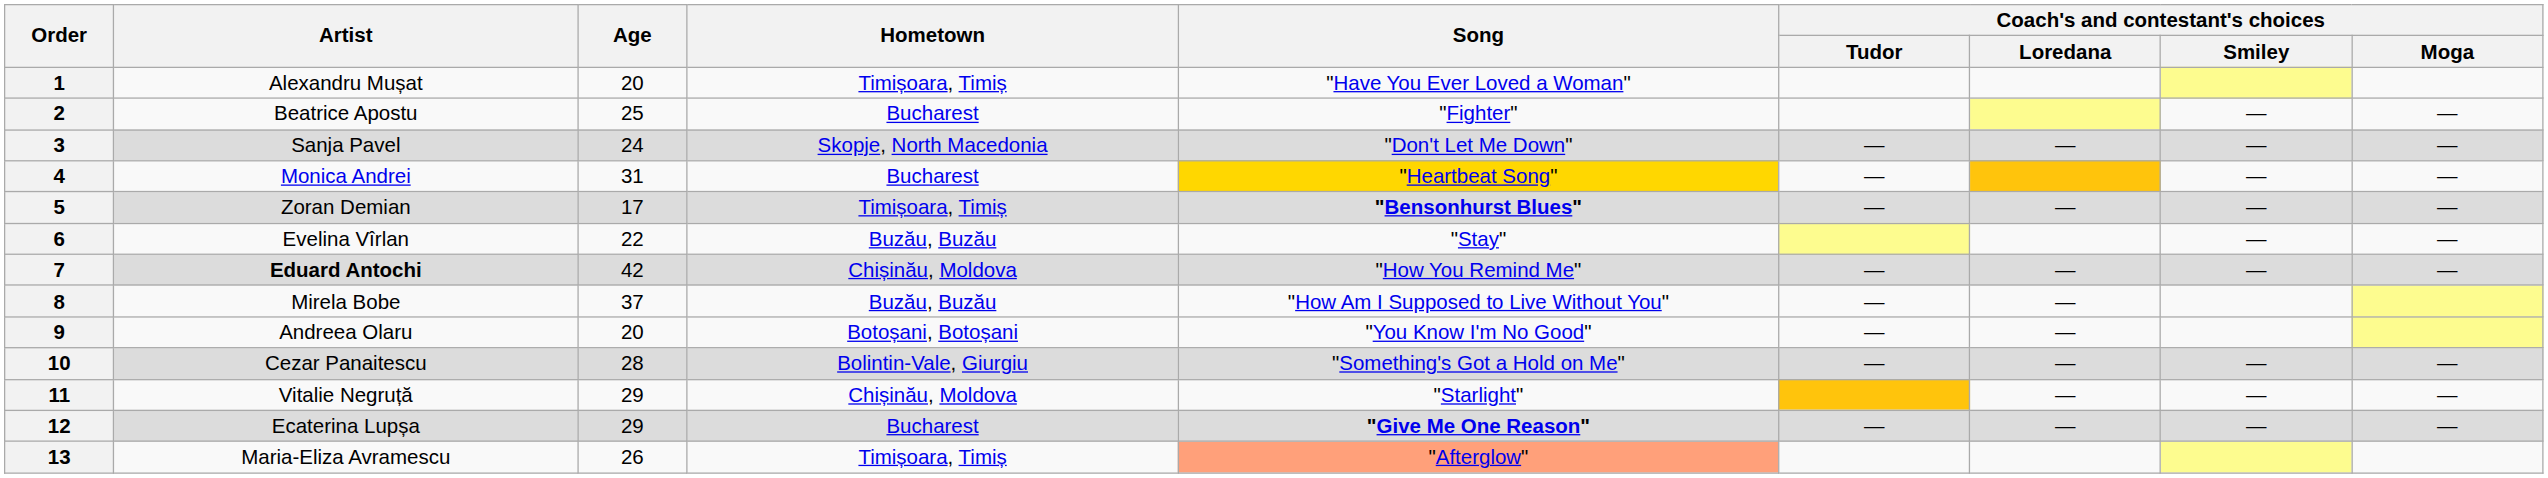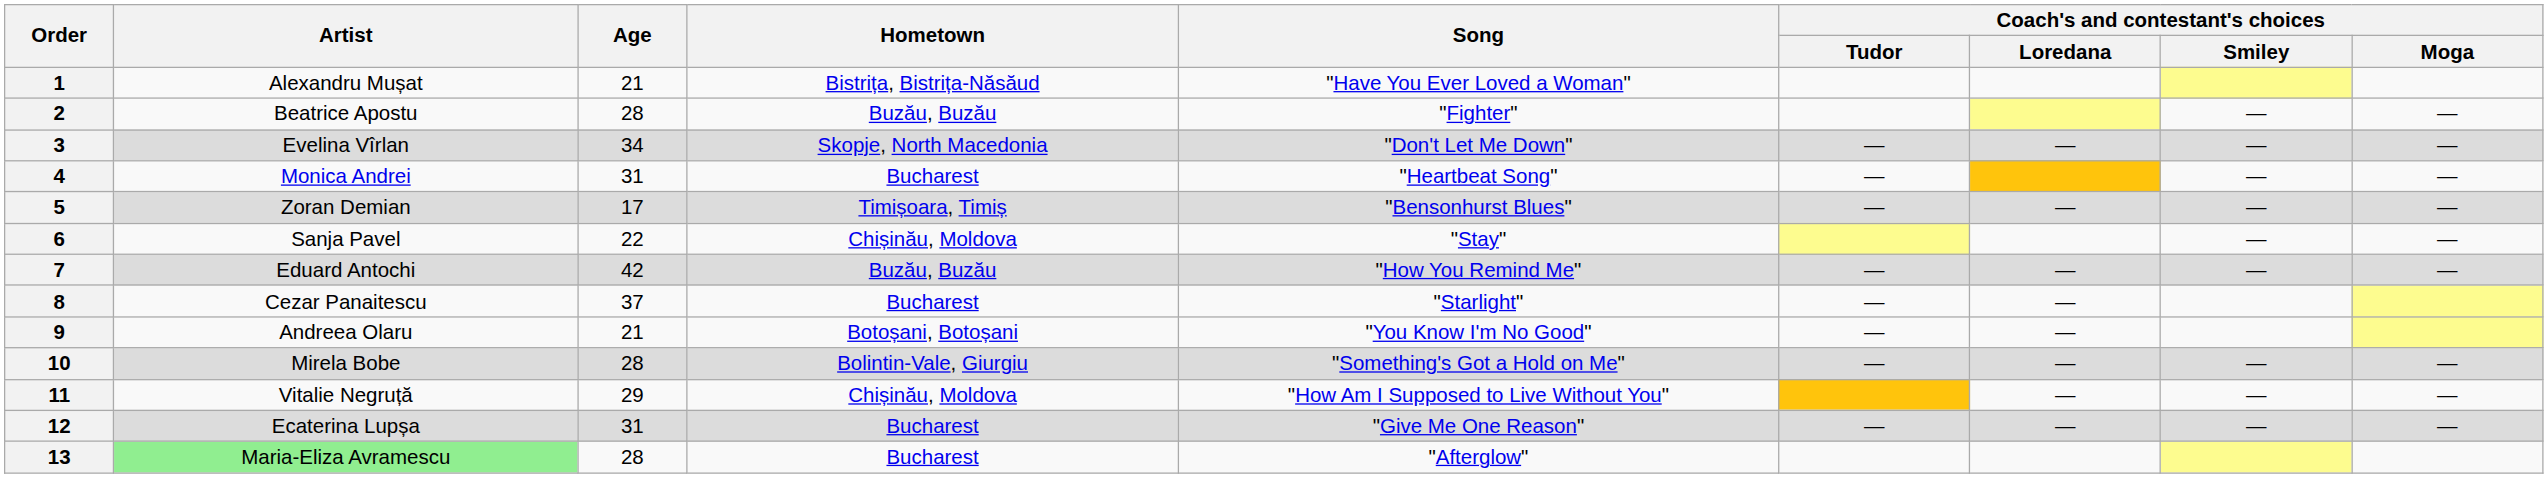(632, 83) 20 -> (632, 83) 21
(933, 83) Timișoara, Timiș -> (933, 83) Bistrița, Bistrița-Năsăud
(632, 114) 25 -> (632, 114) 28
(933, 114) Bucharest -> (933, 114) Buzău, Buzău
(346, 145) Sanja Pavel -> (346, 145) Evelina Vîrlan
(632, 145) 24 -> (632, 145) 34
(1478, 176) gold background -> (1478, 176) no background
(1478, 207) bold -> (1478, 207) normal
(346, 239) Evelina Vîrlan -> (346, 239) Sanja Pavel
(933, 239) Buzău, Buzău -> (933, 239) Chișinău, Moldova
(346, 270) bold -> (346, 270) normal
(933, 270) Chișinău, Moldova -> (933, 270) Buzău, Buzău
(346, 301) Mirela Bobe -> (346, 301) Cezar Panaitescu
(933, 301) Buzău, Buzău -> (933, 301) Bucharest
(1478, 301) "How Am I Supposed to Live Without You" -> (1478, 301) "Starlight"
(632, 332) 20 -> (632, 332) 21
(346, 363) Cezar Panaitescu -> (346, 363) Mirela Bobe
(1478, 395) "Starlight" -> (1478, 395) "How Am I Supposed to Live Without You"
(632, 426) 29 -> (632, 426) 31
(1478, 426) bold -> (1478, 426) normal
(346, 457) no background -> (346, 457) lightgreen background
(632, 457) 26 -> (632, 457) 28
(933, 457) Timișoara, Timiș -> (933, 457) Bucharest
(1478, 457) lightsalmon background -> (1478, 457) no background
